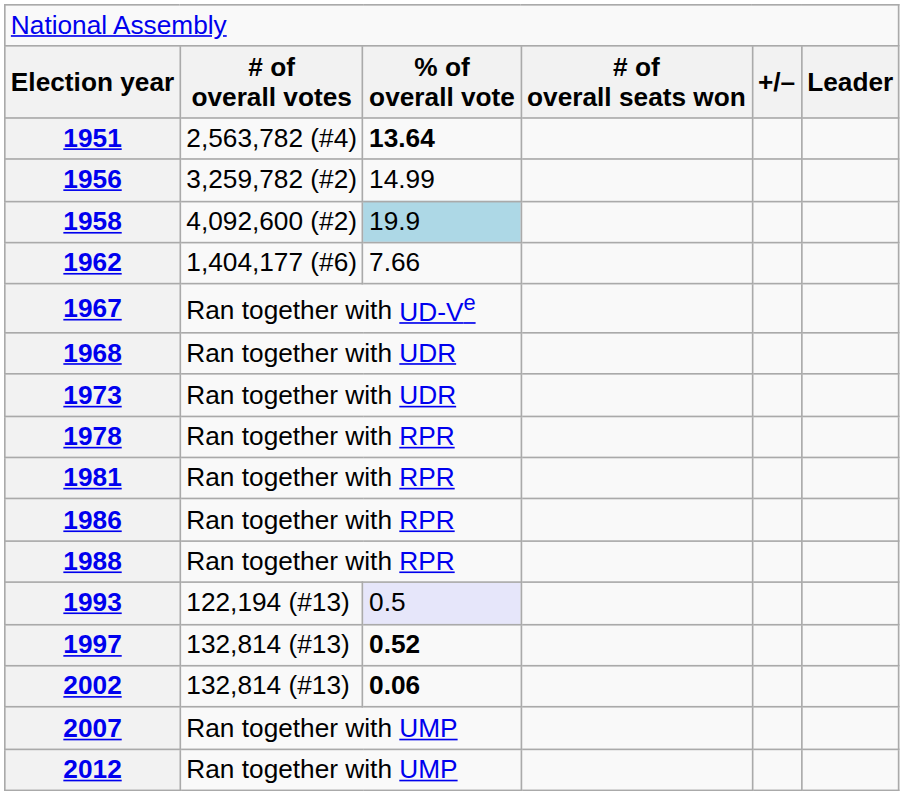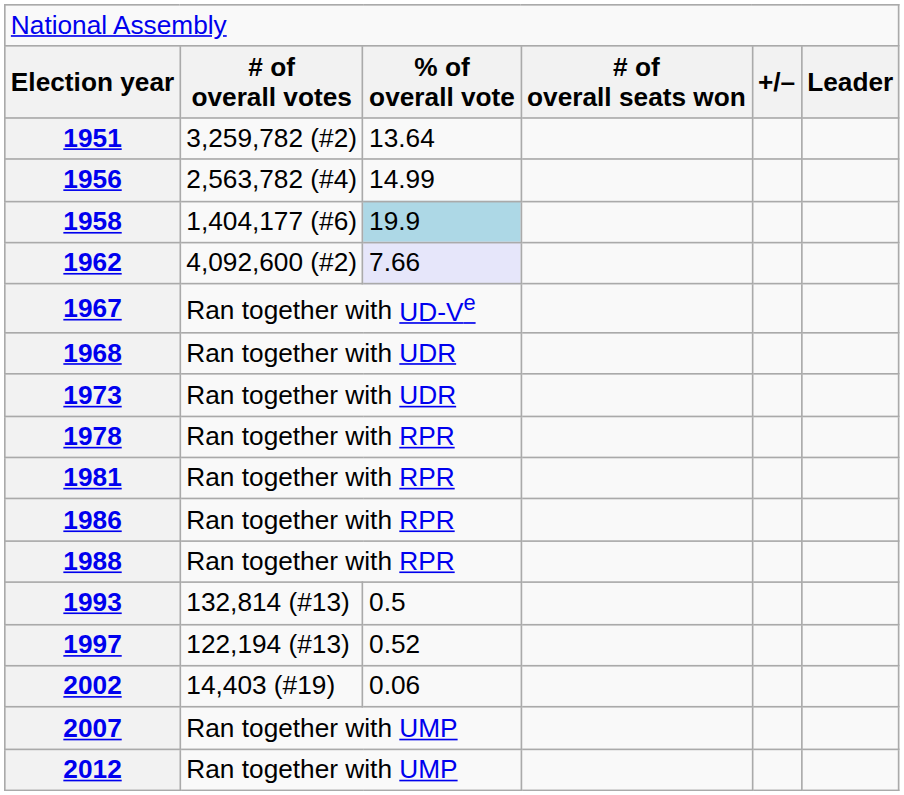(272, 138) 2,563,782 (#4) -> (272, 138) 3,259,782 (#2)
(402, 138) bold -> (402, 138) normal
(272, 179) 3,259,782 (#2) -> (272, 179) 2,563,782 (#4)
(272, 221) 4,092,600 (#2) -> (272, 221) 1,404,177 (#6)
(272, 262) 1,404,177 (#6) -> (272, 262) 4,092,600 (#2)
(395, 262) no background -> (395, 262) lavender background
(268, 602) 122,194 (#13) -> (268, 602) 132,814 (#13)
(387, 602) lavender background -> (387, 602) no background
(268, 644) 132,814 (#13) -> (268, 644) 122,194 (#13)
(395, 644) bold -> (395, 644) normal
(268, 686) 132,814 (#13) -> (261, 686) 14,403 (#19)
(395, 686) bold -> (395, 686) normal
